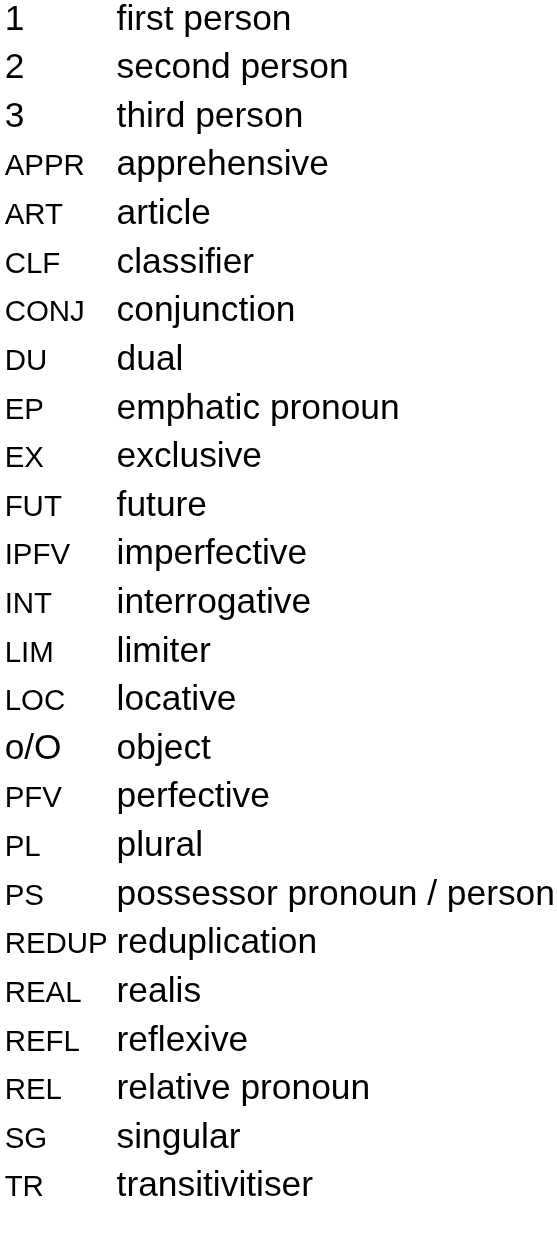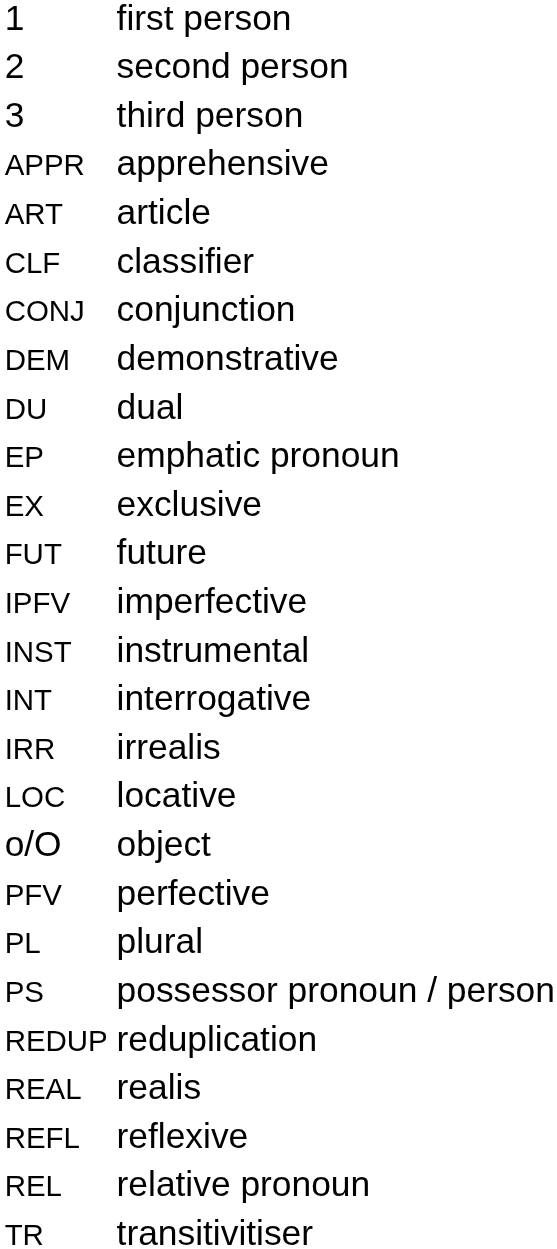+ row: (37, 360)
+ row: (38, 652)
+ row: (30, 749)
- row: (29, 652)
- row: (26, 1138)
